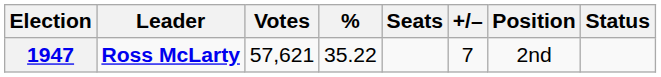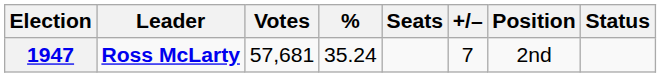(282, 54) 57,621 -> (282, 54) 57,681
(350, 54) 35.22 -> (350, 54) 35.24
